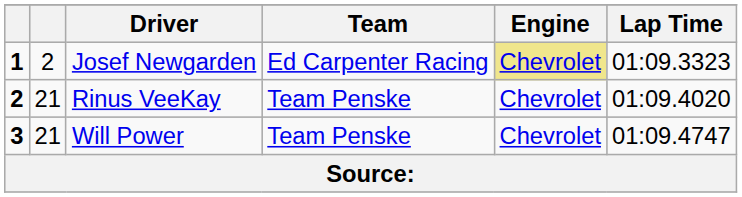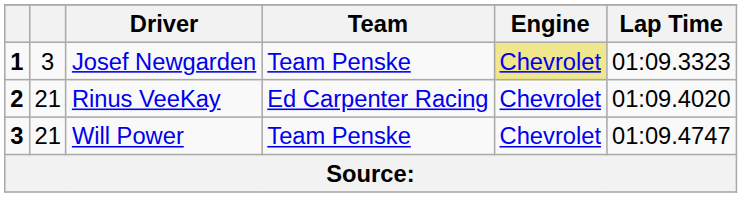(48, 61) 2 -> (48, 61) 3
(378, 61) Ed Carpenter Racing -> (339, 61) Team Penske
(339, 99) Team Penske -> (378, 99) Ed Carpenter Racing
